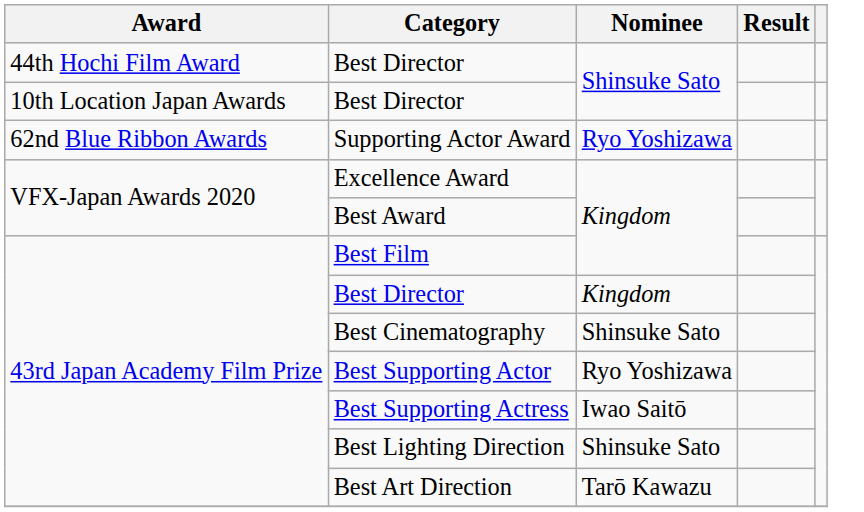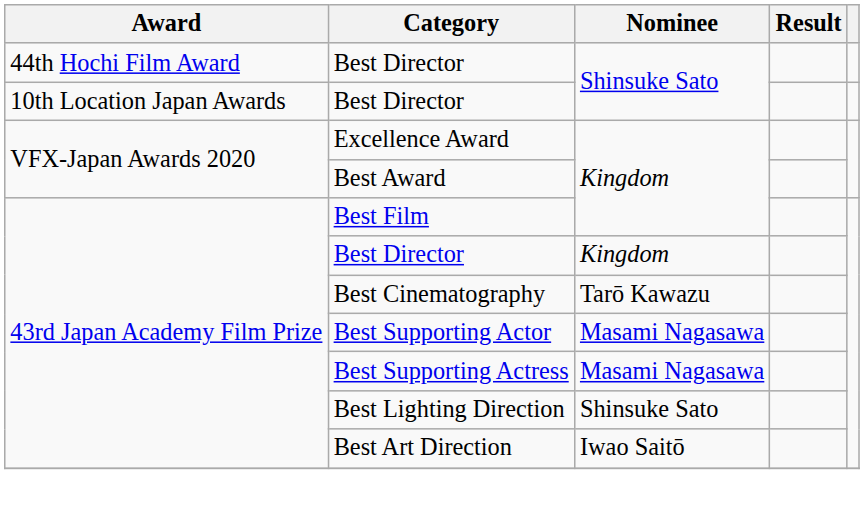- row: (139, 139)
(651, 332) Shinsuke Sato -> (645, 293) Tarō Kawazu
(657, 370) Ryo Yoshizawa -> (672, 332) Masami Nagasawa
(634, 409) Iwao Saitō -> (672, 370) Masami Nagasawa
(647, 486) Tarō Kawazu -> (632, 448) Iwao Saitō
